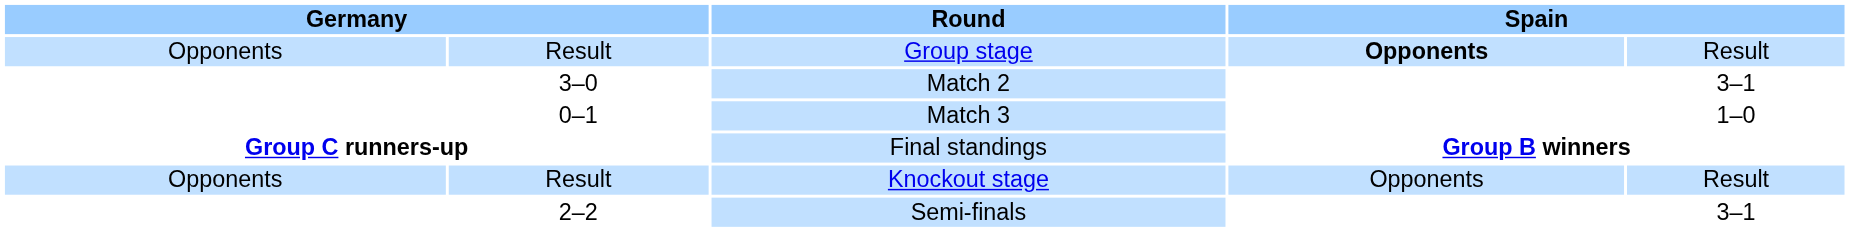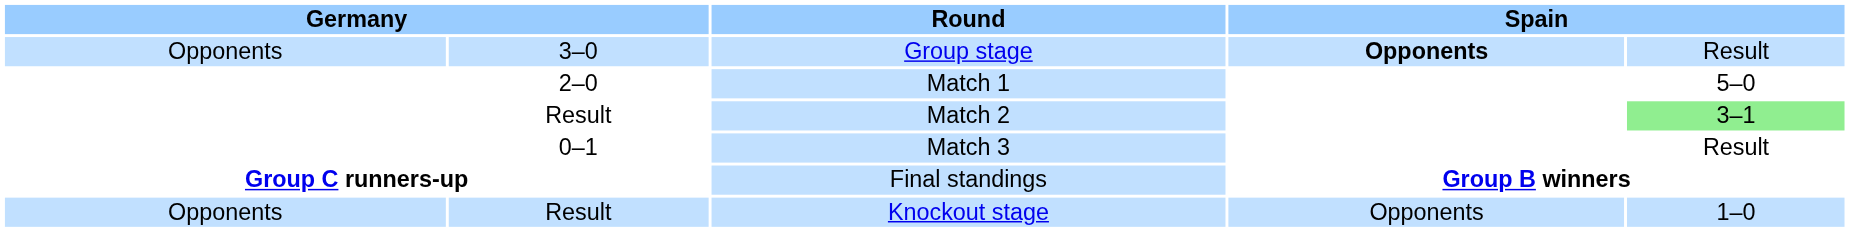(578, 51) Result -> (578, 51) 3–0
+ row: (968, 83)
(578, 83) 3–0 -> (578, 115) Result
(1736, 83) no background -> (1736, 115) lightgreen background
(1736, 115) 1–0 -> (1736, 147) Result
(1736, 179) Result -> (1736, 212) 1–0
- row: (968, 212)
